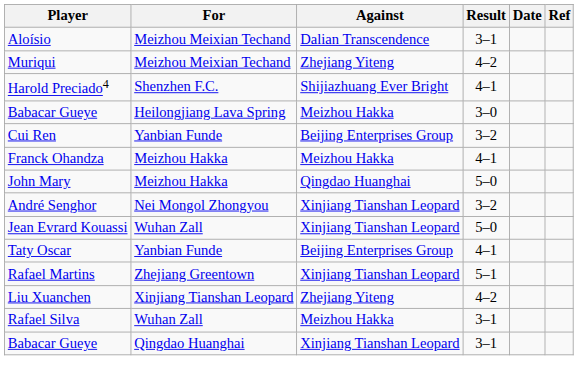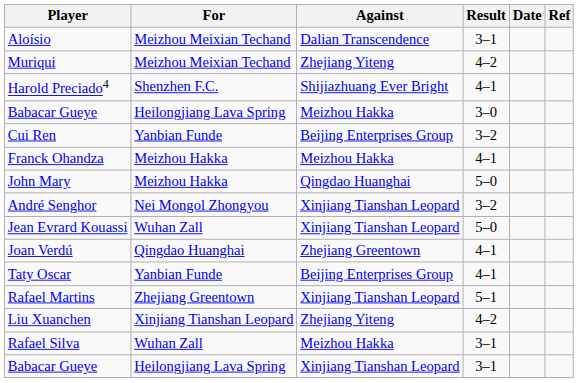+ row: (40, 250)
(189, 343) Qingdao Huanghai -> (210, 366) Heilongjiang Lava Spring
